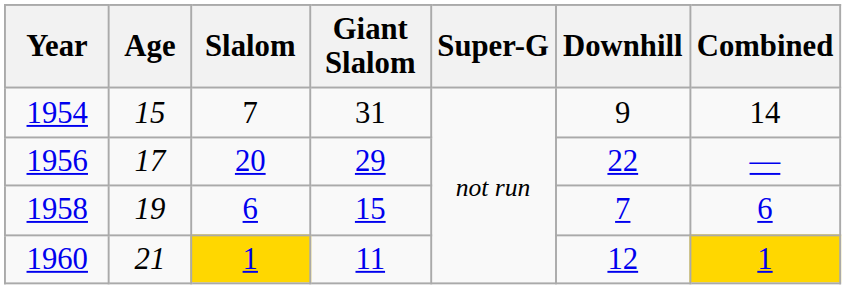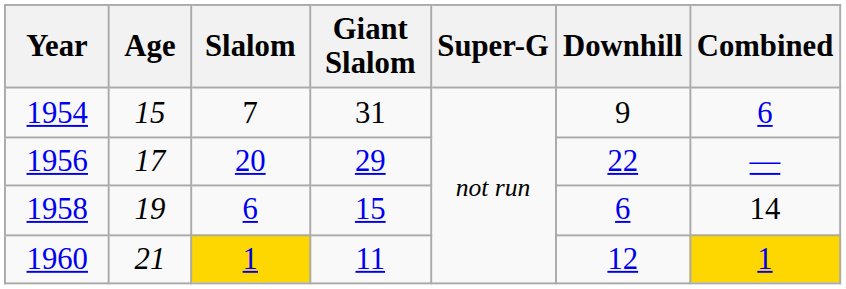(765, 112) 14 -> (765, 112) 6
(623, 209) 7 -> (623, 209) 6
(765, 209) 6 -> (765, 209) 14
